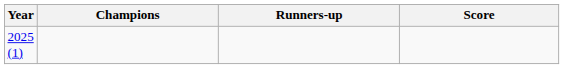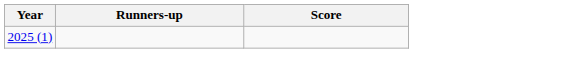- column: (128, 15)
